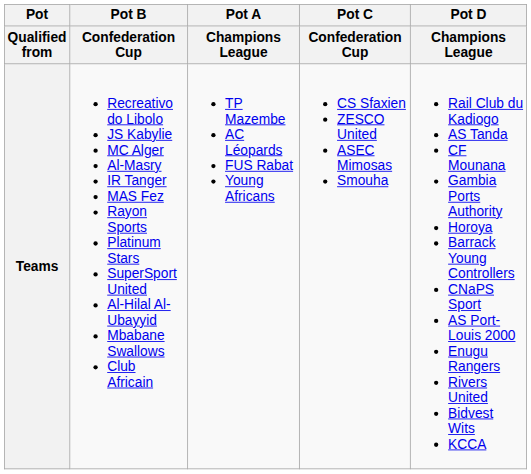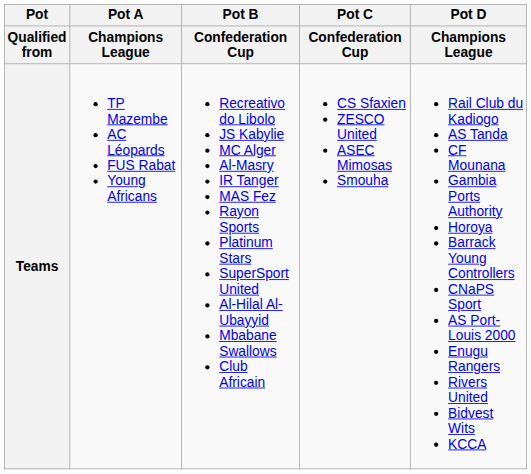columns swapped: (243, 44) <-> (129, 44)
